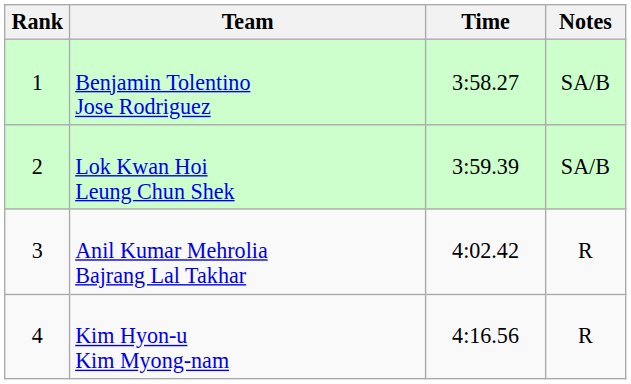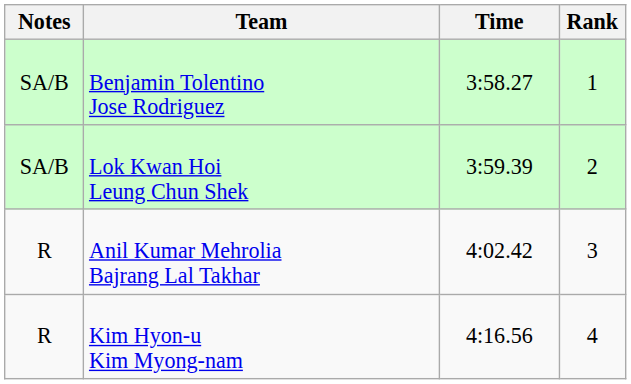columns swapped: (37, 22) <-> (585, 22)
